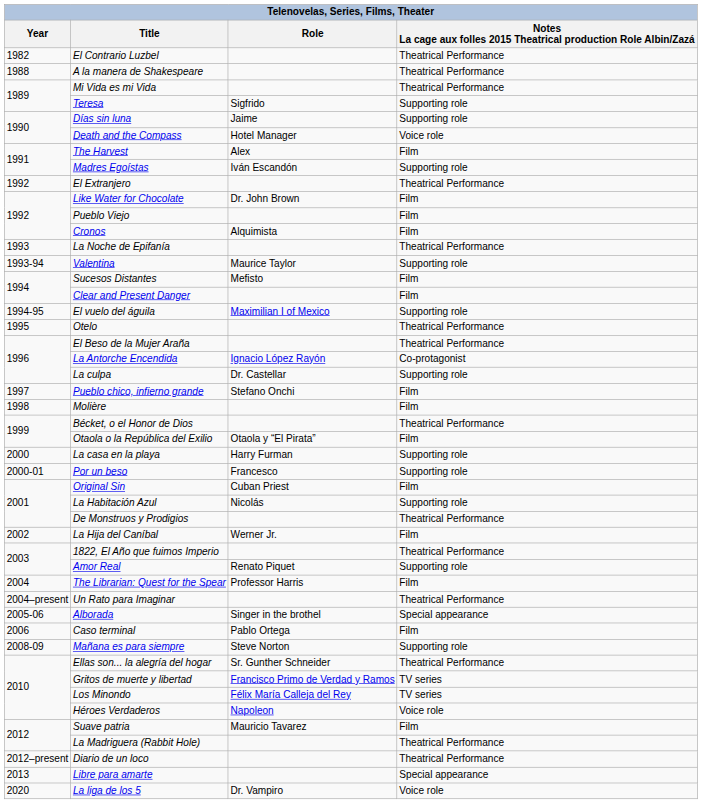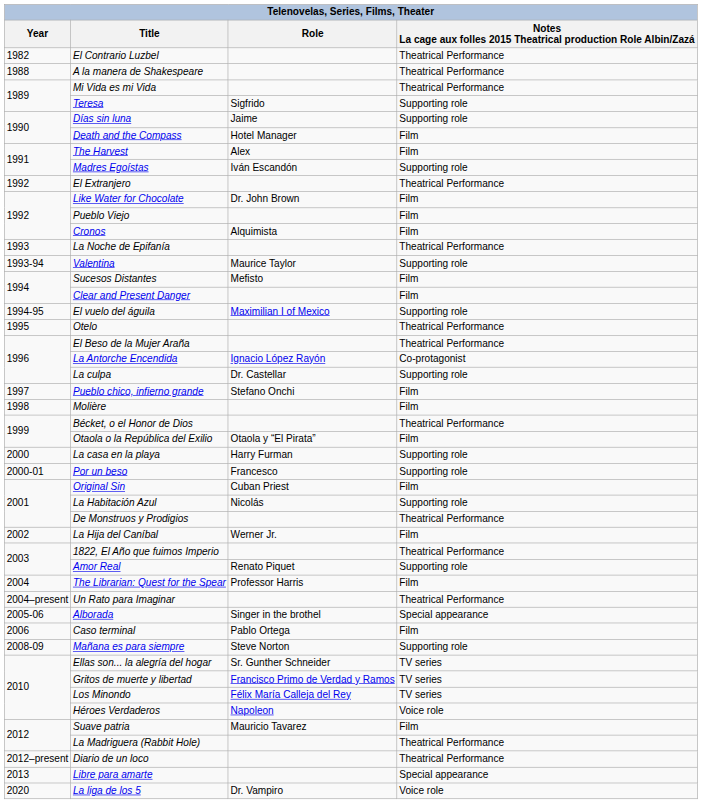(421, 135) Voice role -> (409, 135) Film
(452, 663) Theatrical Performance -> (421, 663) TV series
